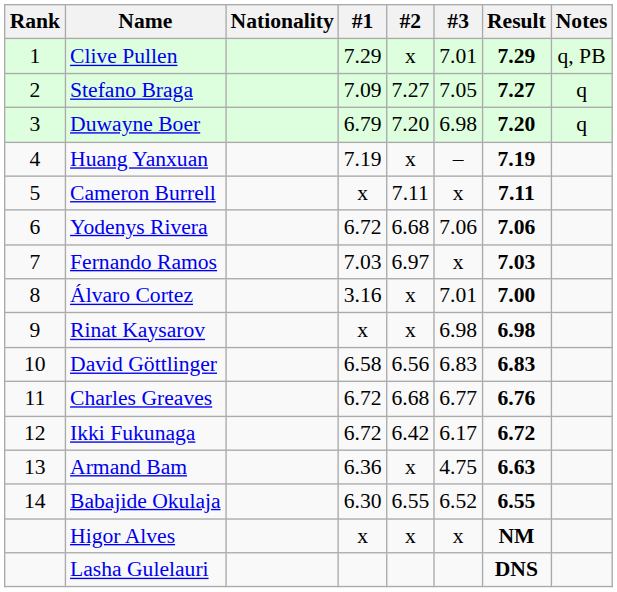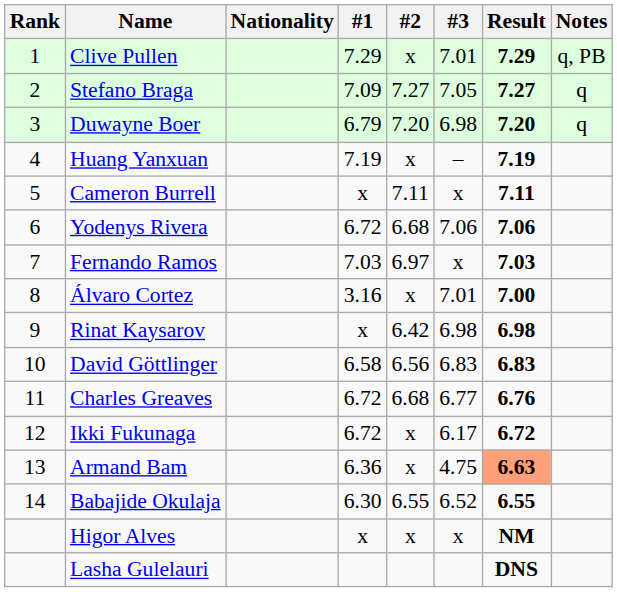(410, 329) x -> (410, 329) 6.42
(410, 432) 6.42 -> (410, 432) x
(516, 466) no background -> (516, 466) lightsalmon background
